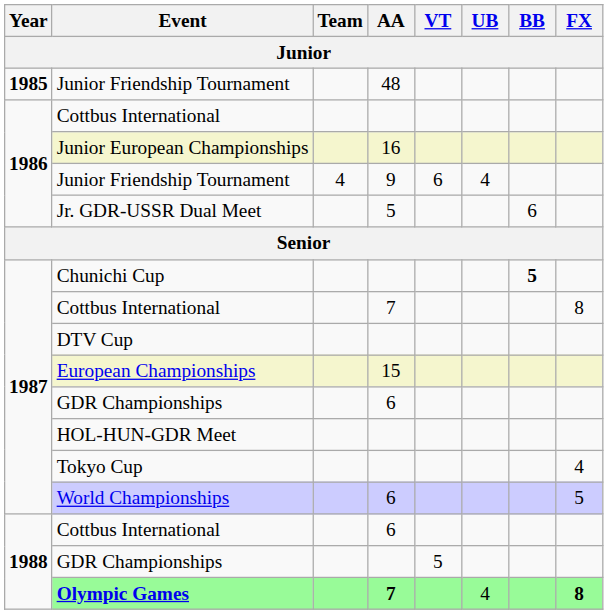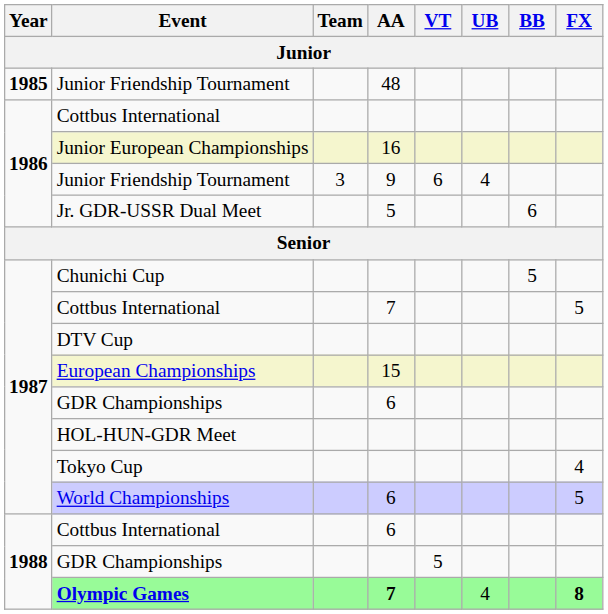(340, 179) 4 -> (340, 179) 3
(532, 275) bold -> (532, 275) normal
(579, 307) 8 -> (579, 307) 5
